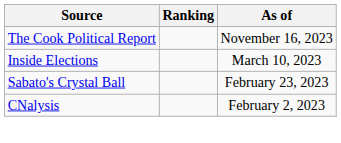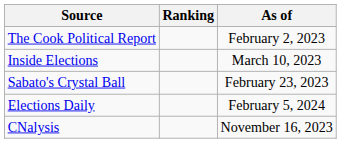(277, 37) November 16, 2023 -> (277, 37) February 2, 2023
+ row: (51, 104)
(277, 104) February 2, 2023 -> (277, 127) November 16, 2023
